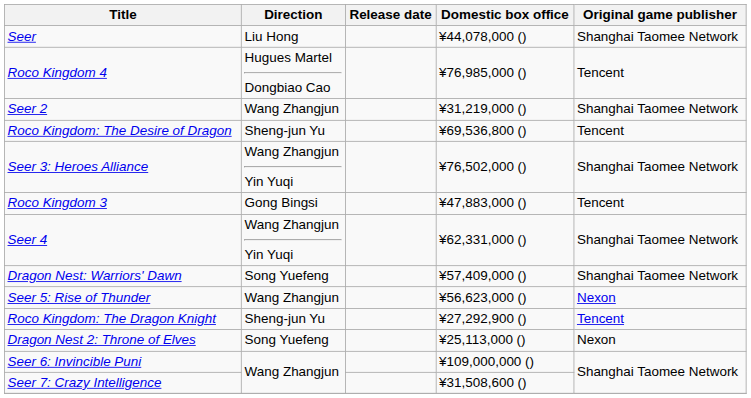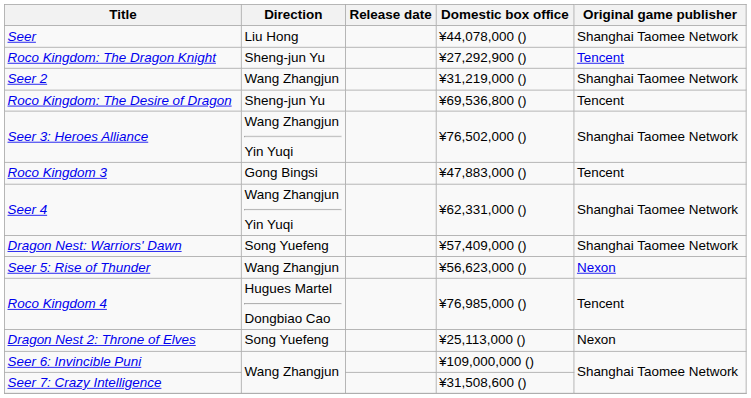rows swapped: (112, 319) <-> (57, 72)
